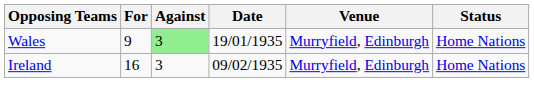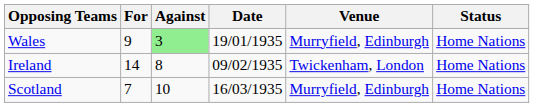(132, 65) 16 -> (132, 65) 14
(159, 65) 3 -> (159, 65) 8
(359, 65) Murryfield, Edinburgh -> (357, 65) Twickenham, London
+ row: (35, 89)
